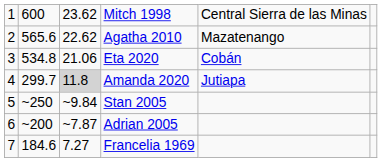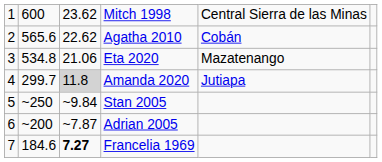(243, 37) Mazatenango -> (221, 37) Cobán
(221, 59) Cobán -> (243, 59) Mazatenango
(76, 146) normal -> (76, 146) bold
